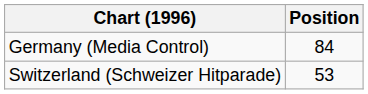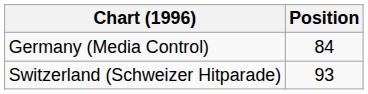(324, 74) 53 -> (324, 74) 93
